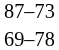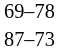rows swapped: (29, 39) <-> (29, 11)
